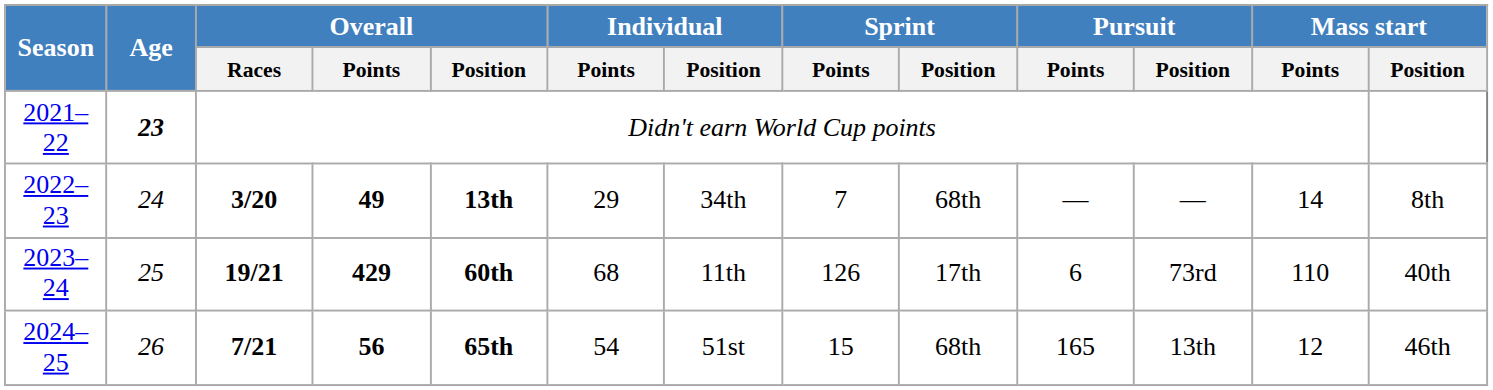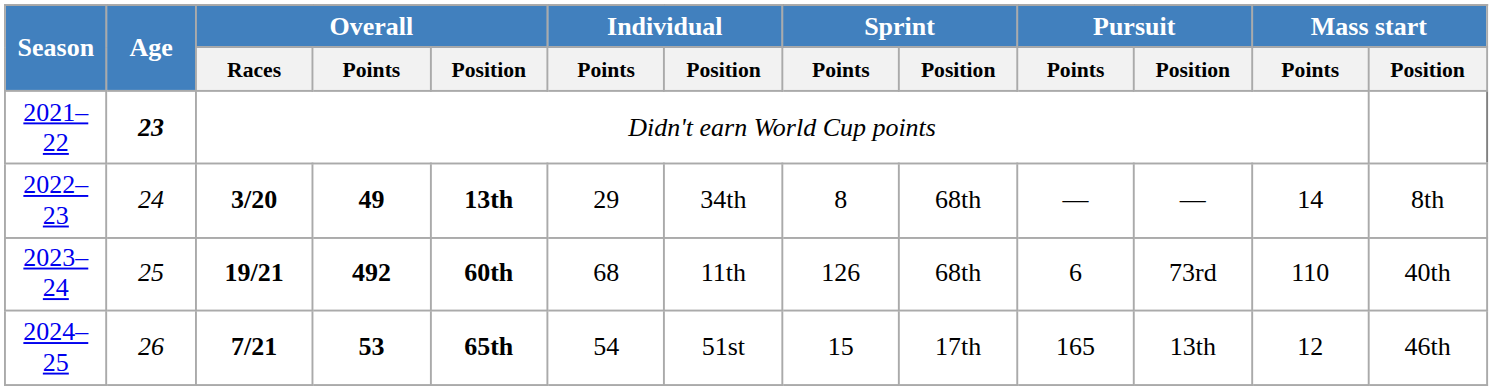(841, 199) 7 -> (841, 199) 8
(371, 273) 429 -> (371, 273) 492
(958, 273) 17th -> (958, 273) 68th
(371, 346) 56 -> (371, 346) 53
(958, 346) 68th -> (958, 346) 17th
